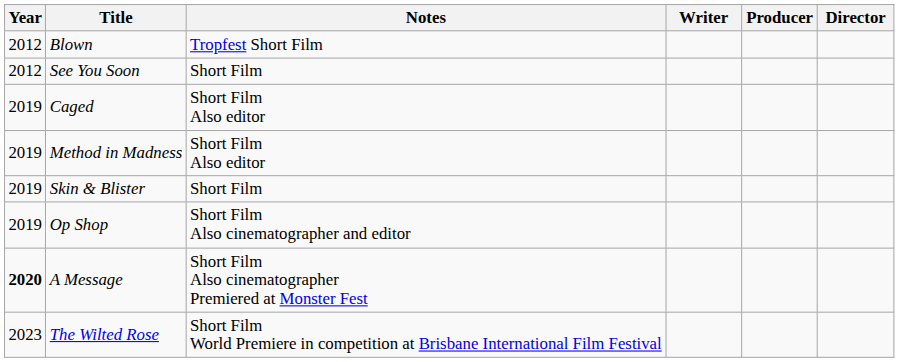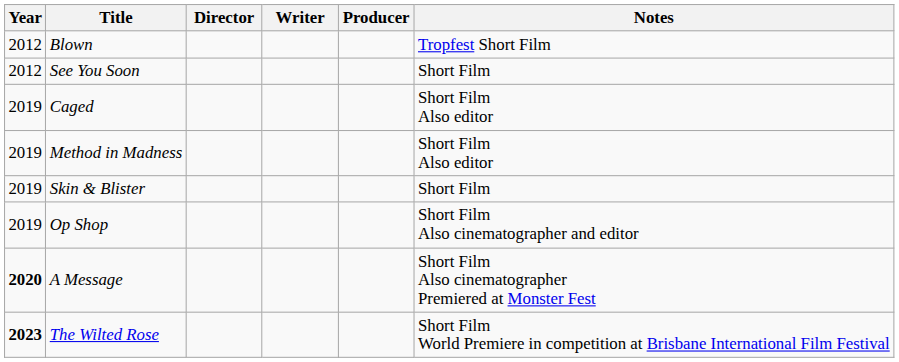columns swapped: (856, 17) <-> (426, 17)
(25, 334) normal -> (25, 334) bold
